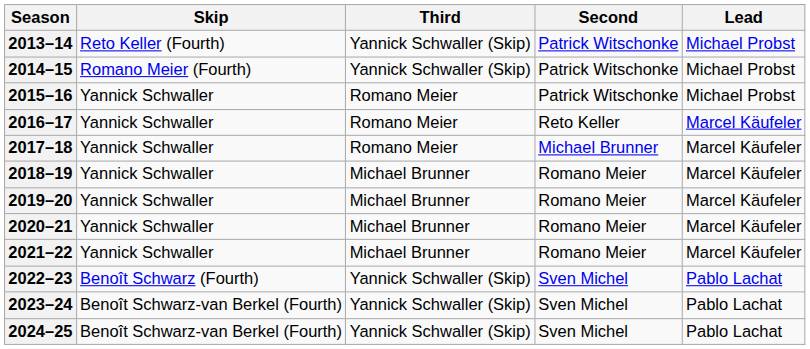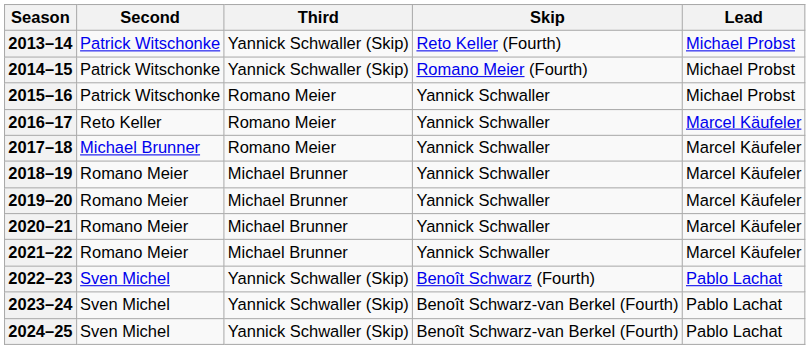columns swapped: (211, 17) <-> (608, 17)
